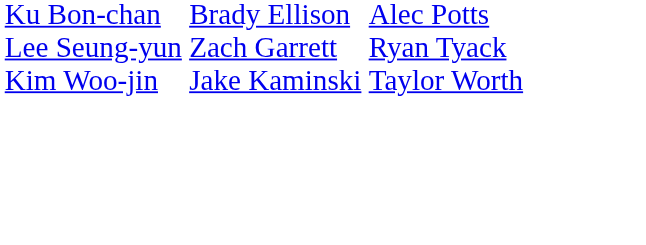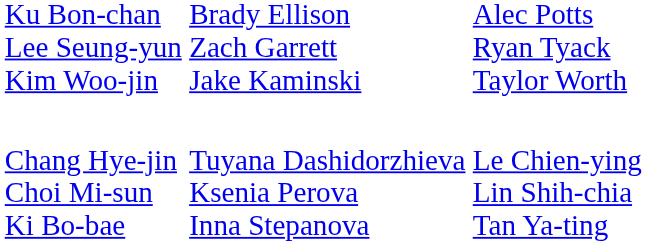+ row: (91, 192)
